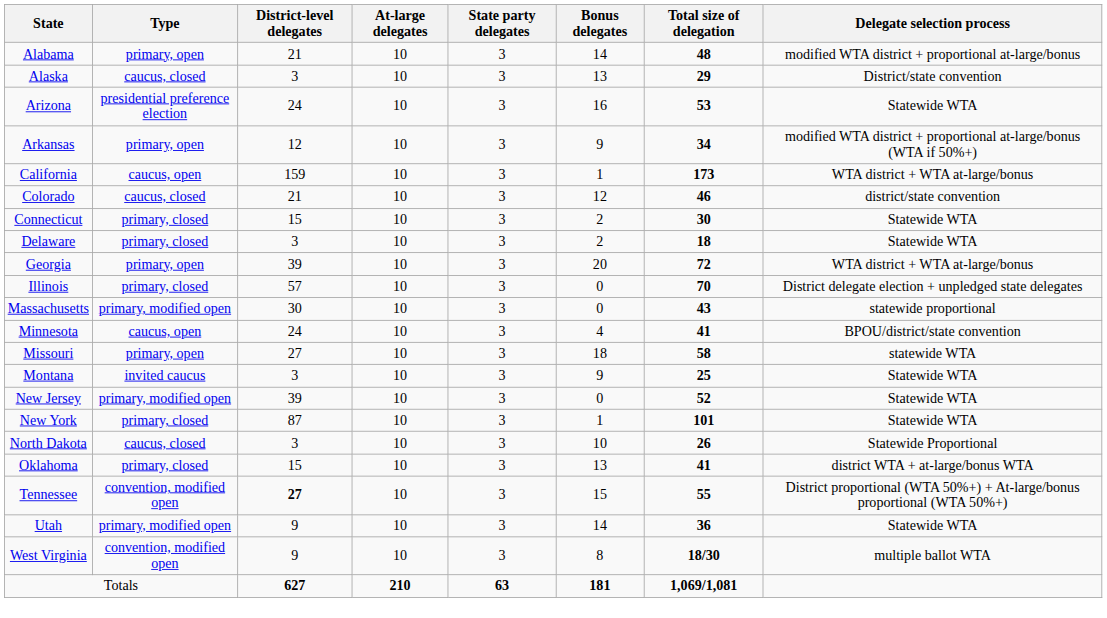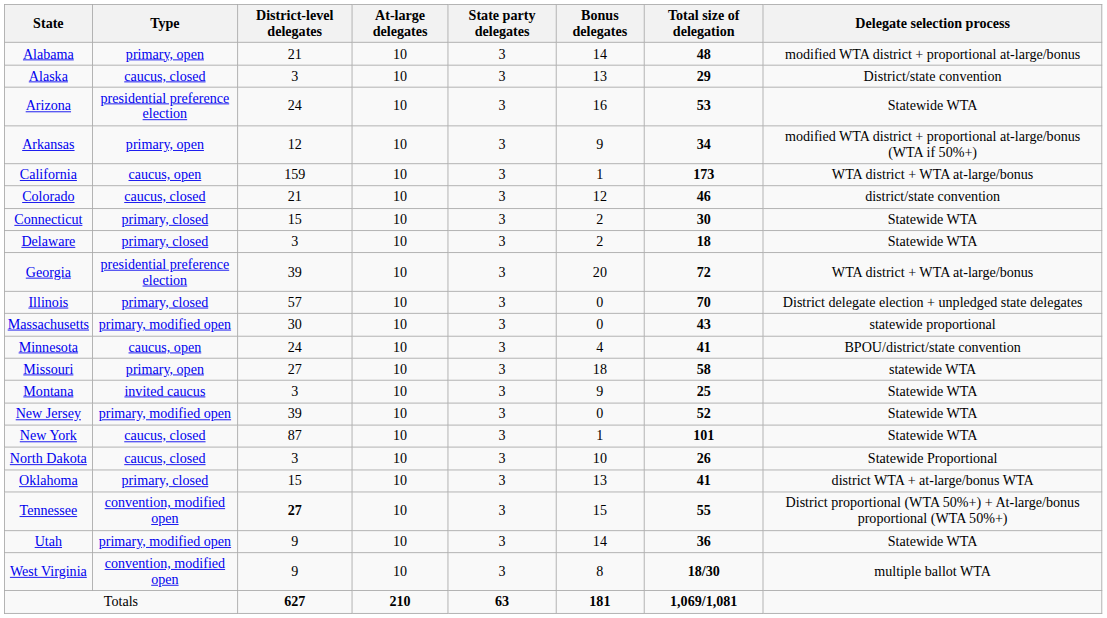(165, 264) primary, open -> (165, 272) presidential preference election
(165, 420) primary, closed -> (165, 436) caucus, closed
